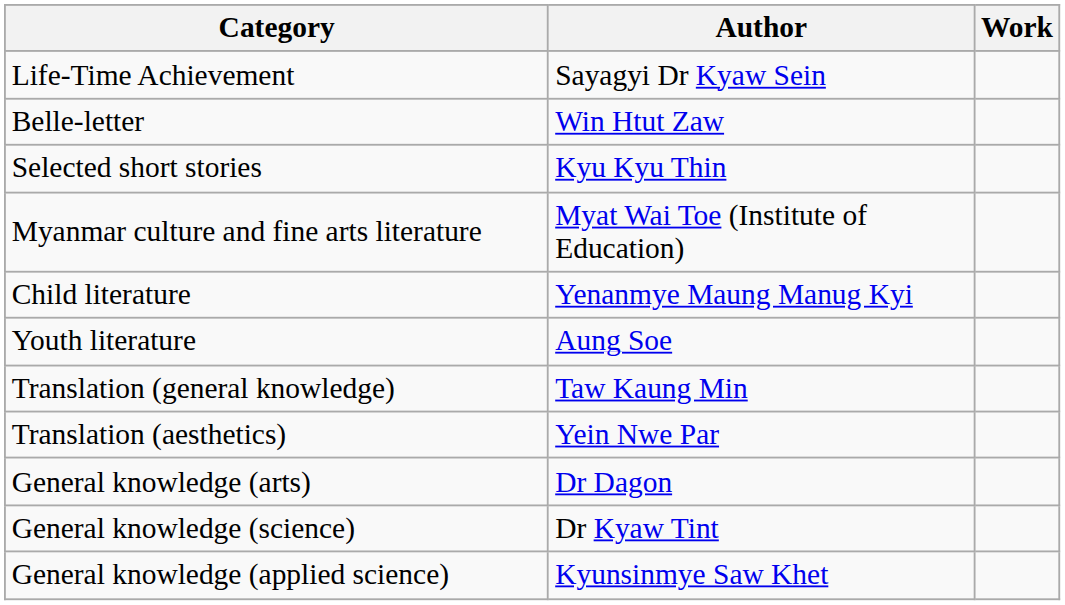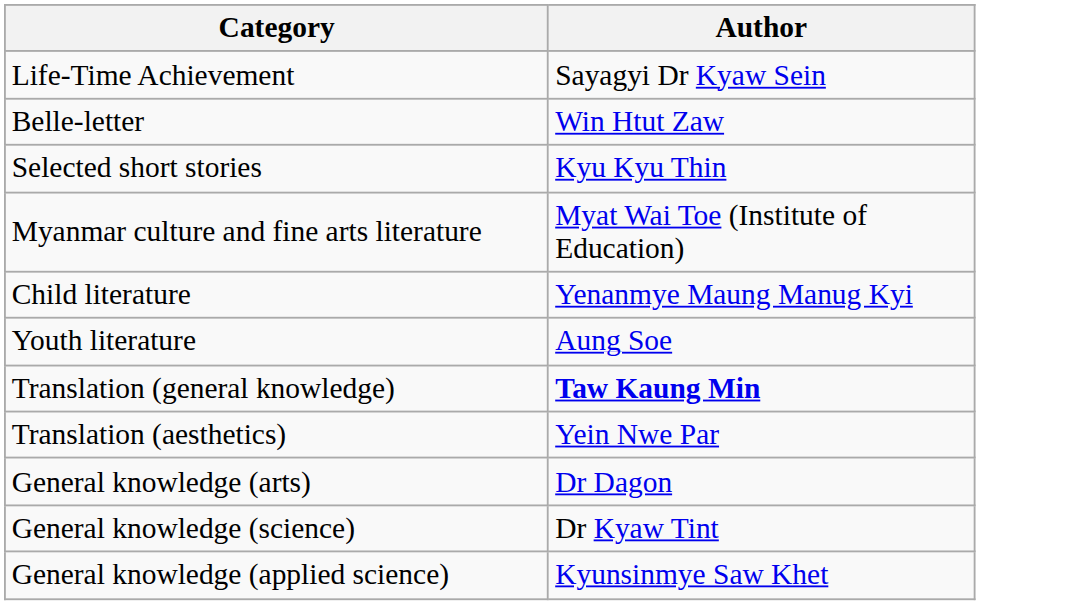- column: (1017, 27)
(651, 387) normal -> (658, 387) bold
